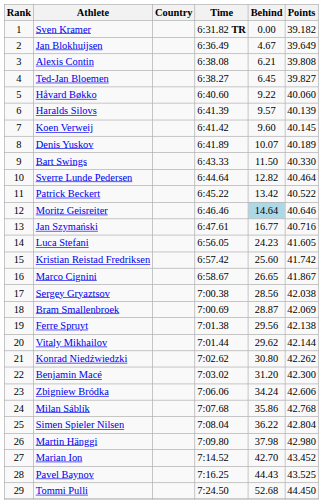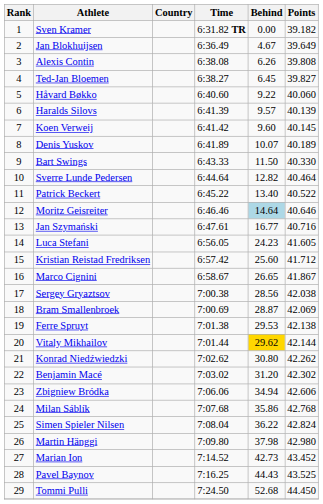(267, 62) 6.21 -> (267, 62) 6.26
(267, 194) 13.42 -> (267, 194) 13.40
(302, 260) 41.742 -> (302, 260) 41.712
(267, 326) 29.56 -> (267, 326) 29.53
(267, 342) no background -> (267, 342) gold background
(302, 375) 42.300 -> (302, 375) 42.302
(267, 392) 34.24 -> (267, 392) 34.94
(302, 425) 42.804 -> (302, 425) 42.824
(267, 458) 42.70 -> (267, 458) 42.73
